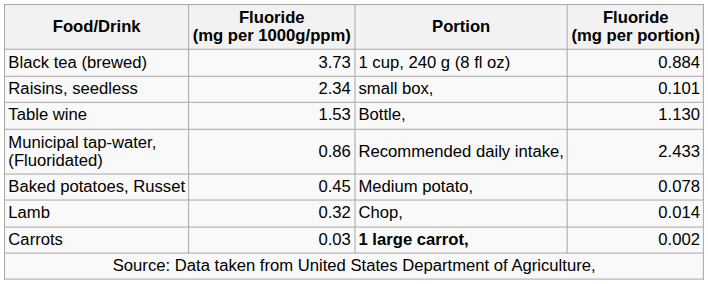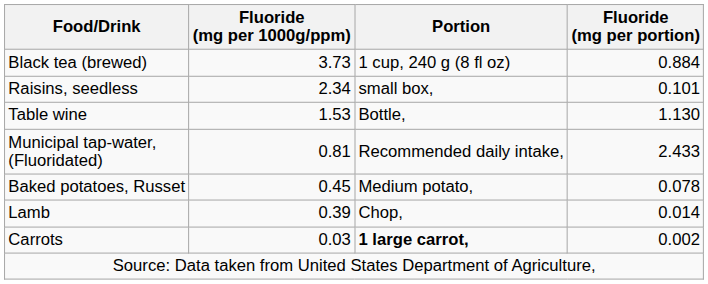(335, 151) 0.86 -> (335, 151) 0.81
(335, 213) 0.32 -> (335, 213) 0.39
